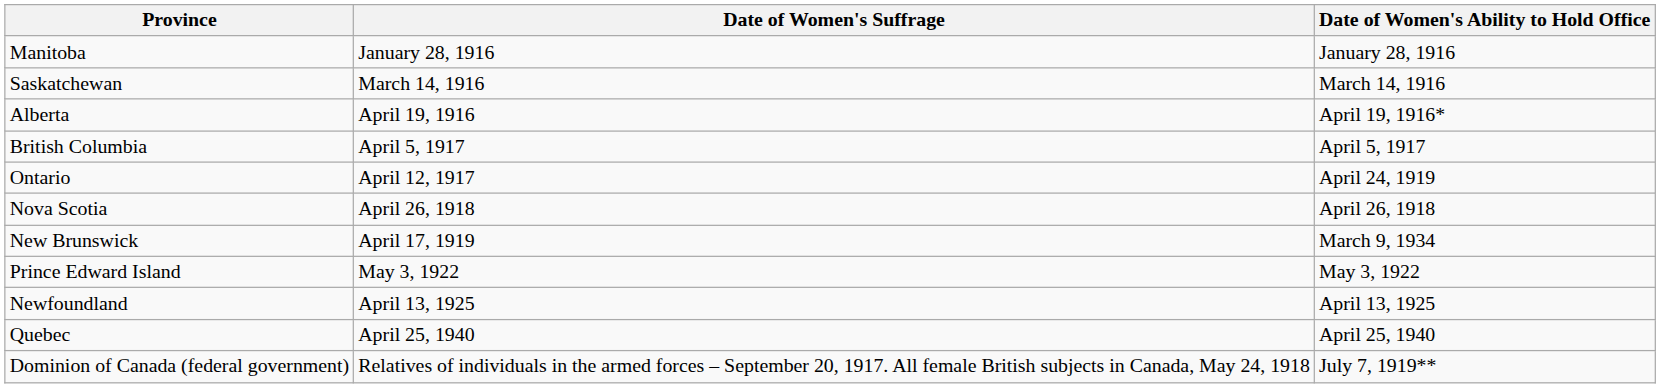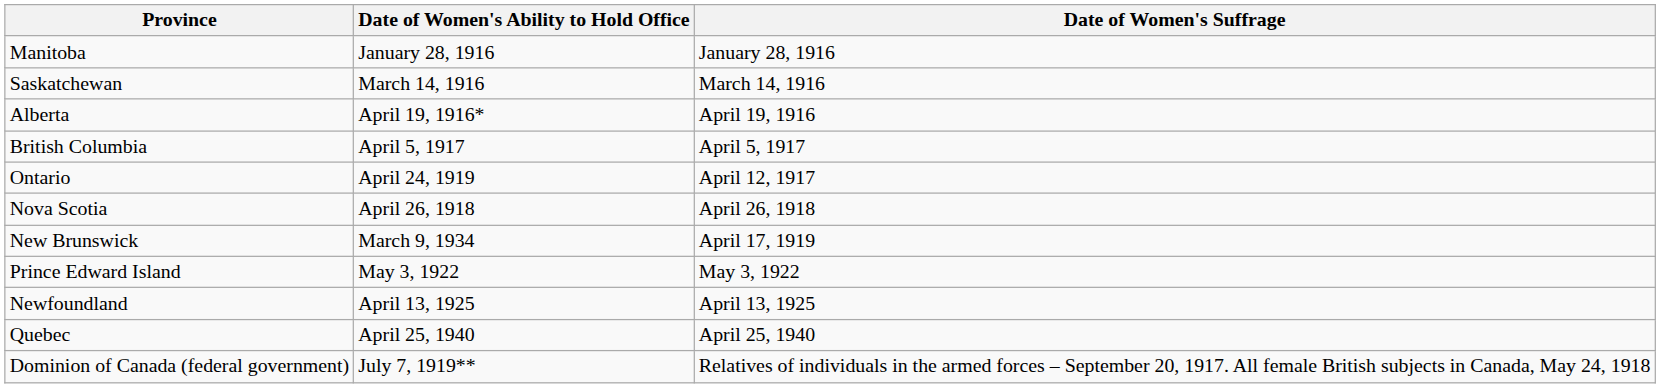columns swapped: (834, 20) <-> (1485, 20)
